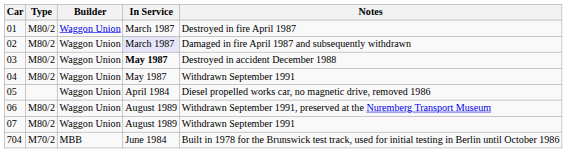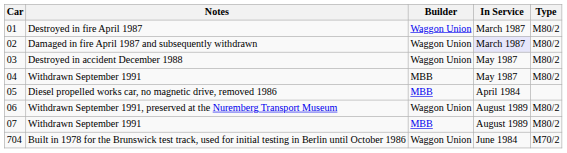columns swapped: (42, 12) <-> (371, 12)
(146, 60) bold -> (497, 60) normal
(90, 76) Waggon Union -> (422, 76) MBB
(90, 92) Waggon Union -> (422, 92) MBB
(90, 124) Waggon Union -> (422, 124) MBB
(71, 140) MBB -> (441, 140) Waggon Union
